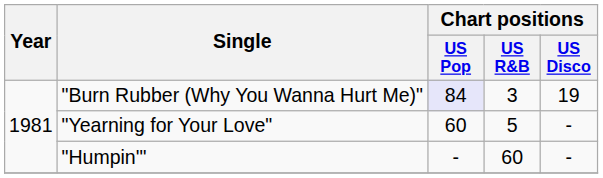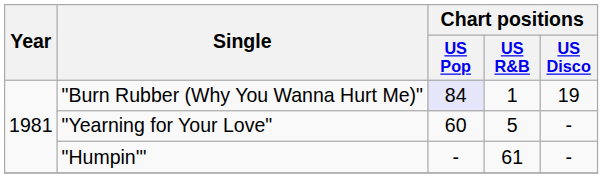(512, 95) 3 -> (512, 95) 1
(512, 157) 60 -> (512, 157) 61
